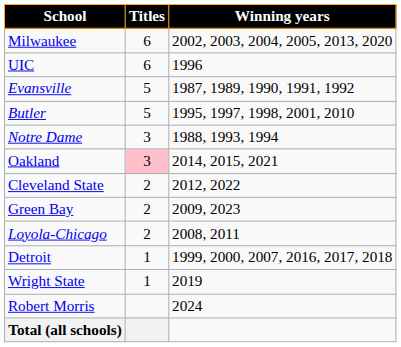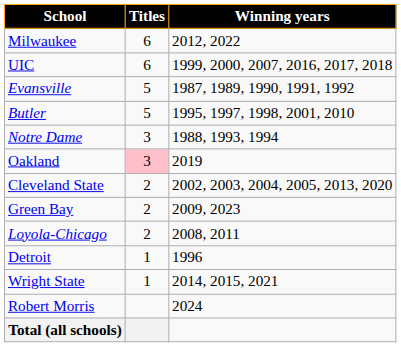(282, 40) 2002, 2003, 2004, 2005, 2013, 2020 -> (206, 40) 2012, 2022
(187, 64) 1996 -> (282, 64) 1999, 2000, 2007, 2016, 2017, 2018
(225, 161) 2014, 2015, 2021 -> (187, 161) 2019
(206, 185) 2012, 2022 -> (282, 185) 2002, 2003, 2004, 2005, 2013, 2020
(282, 257) 1999, 2000, 2007, 2016, 2017, 2018 -> (187, 257) 1996
(187, 281) 2019 -> (225, 281) 2014, 2015, 2021
